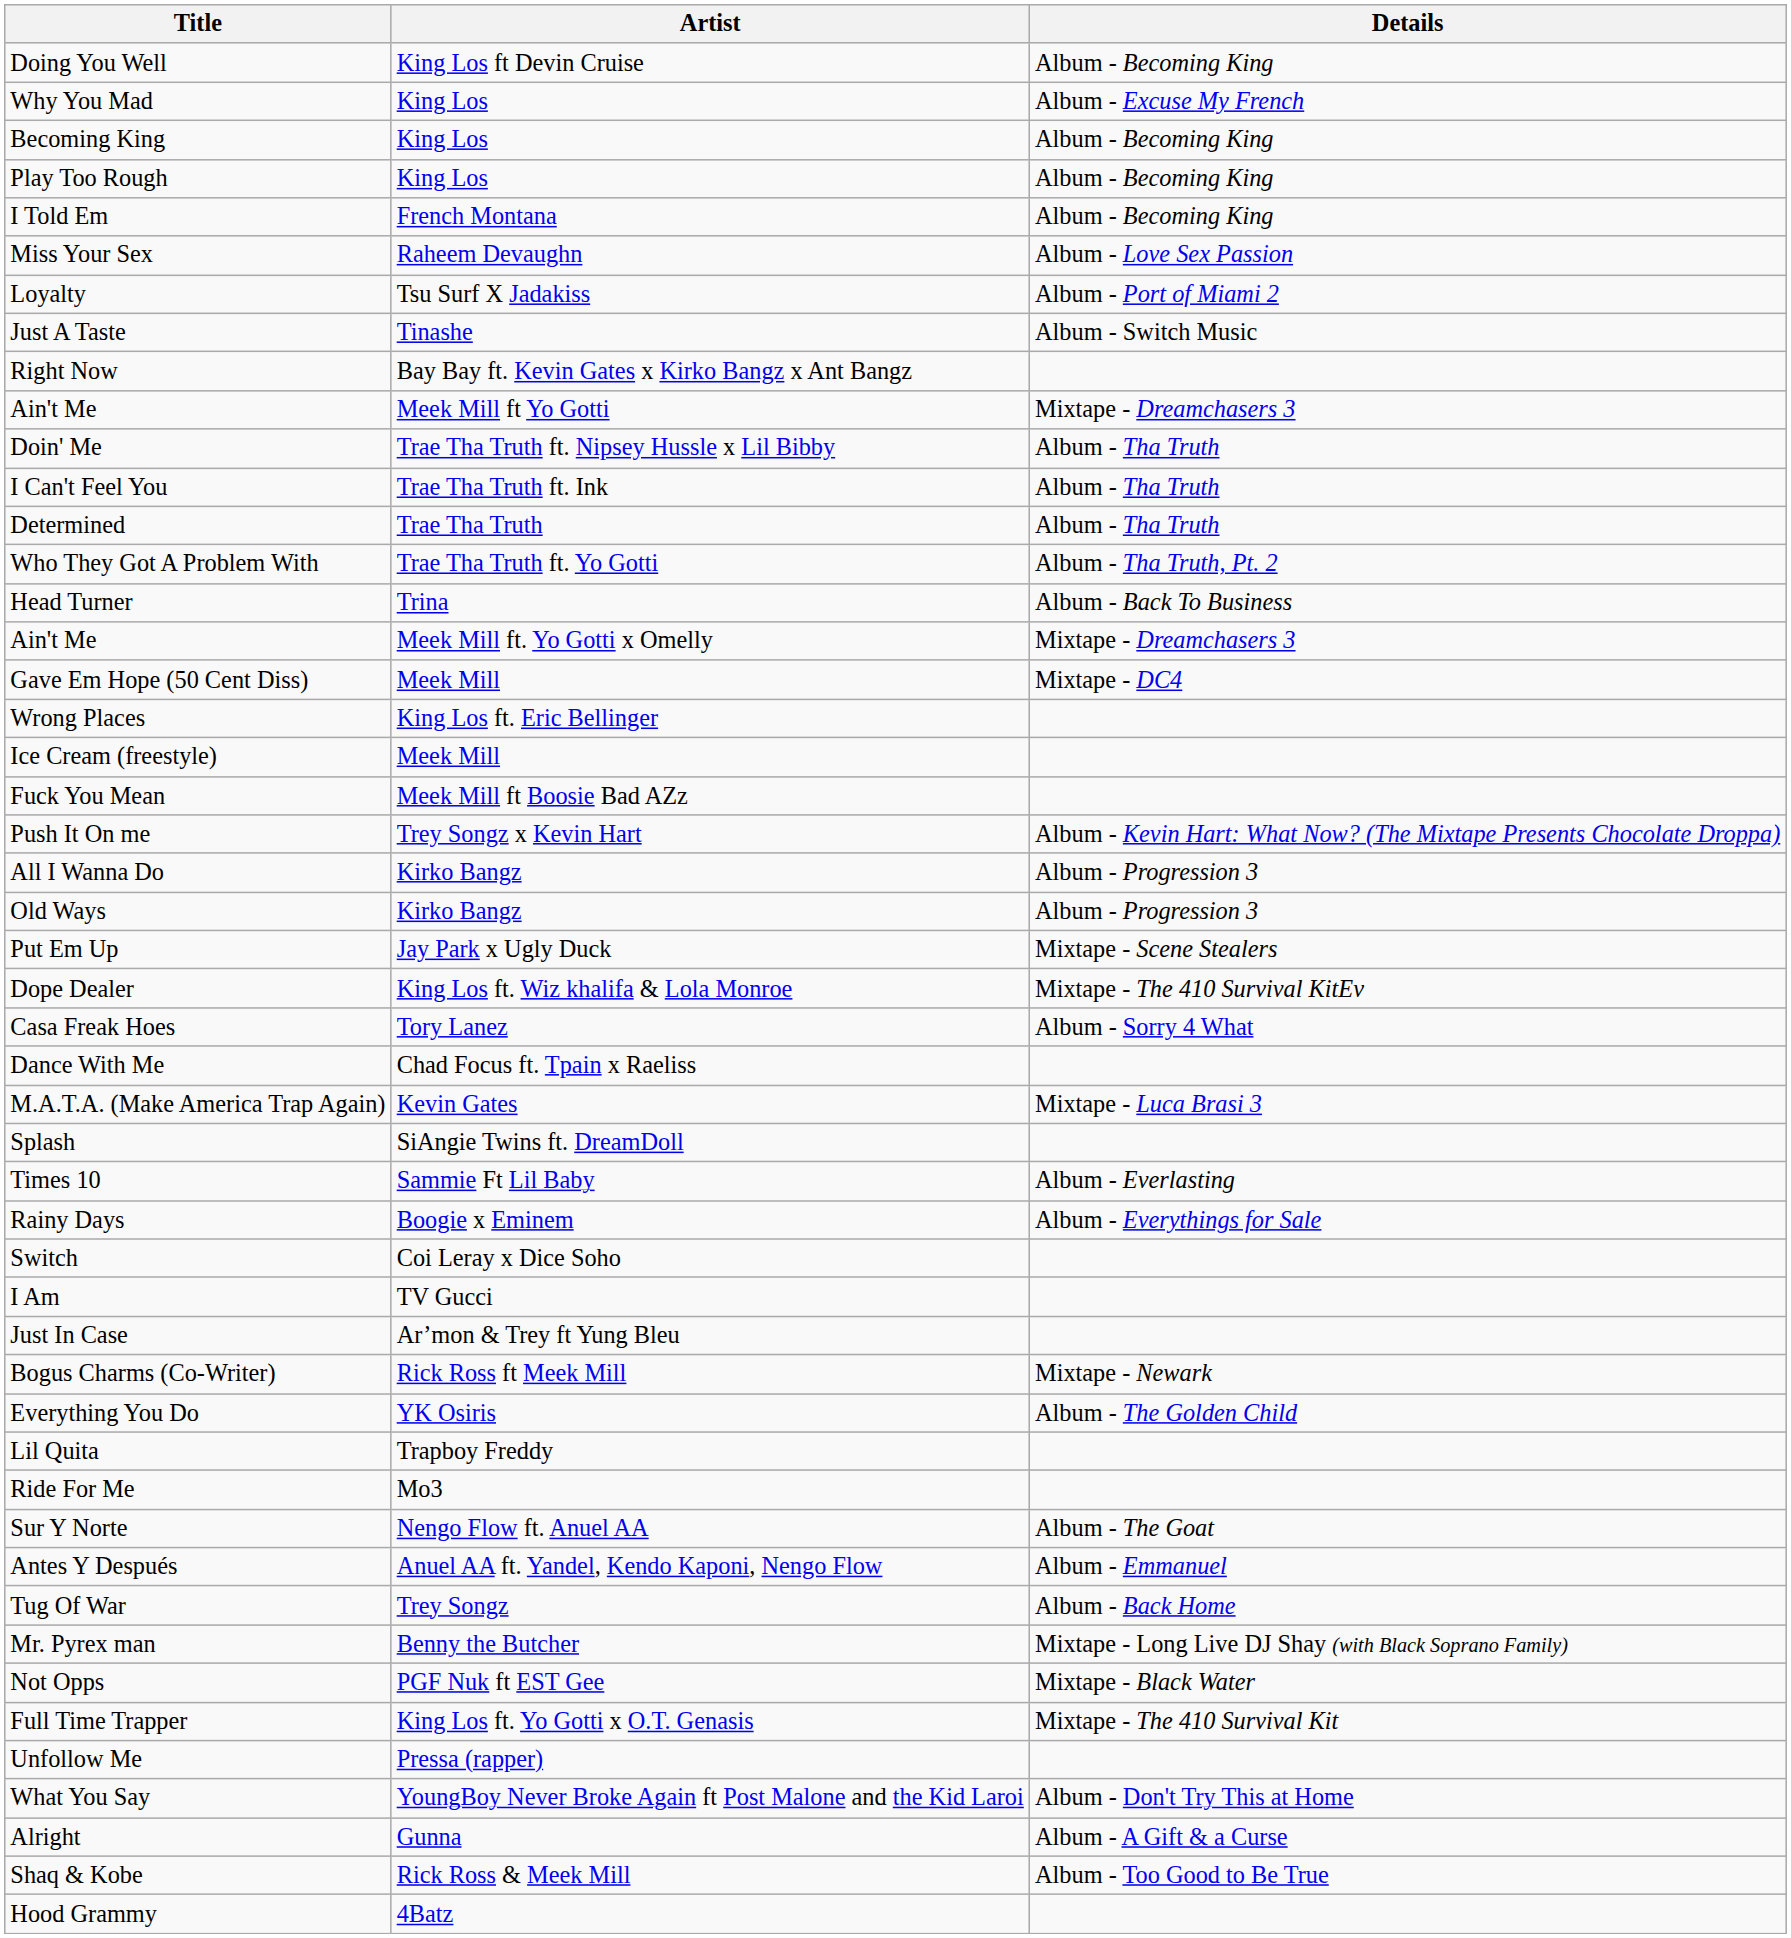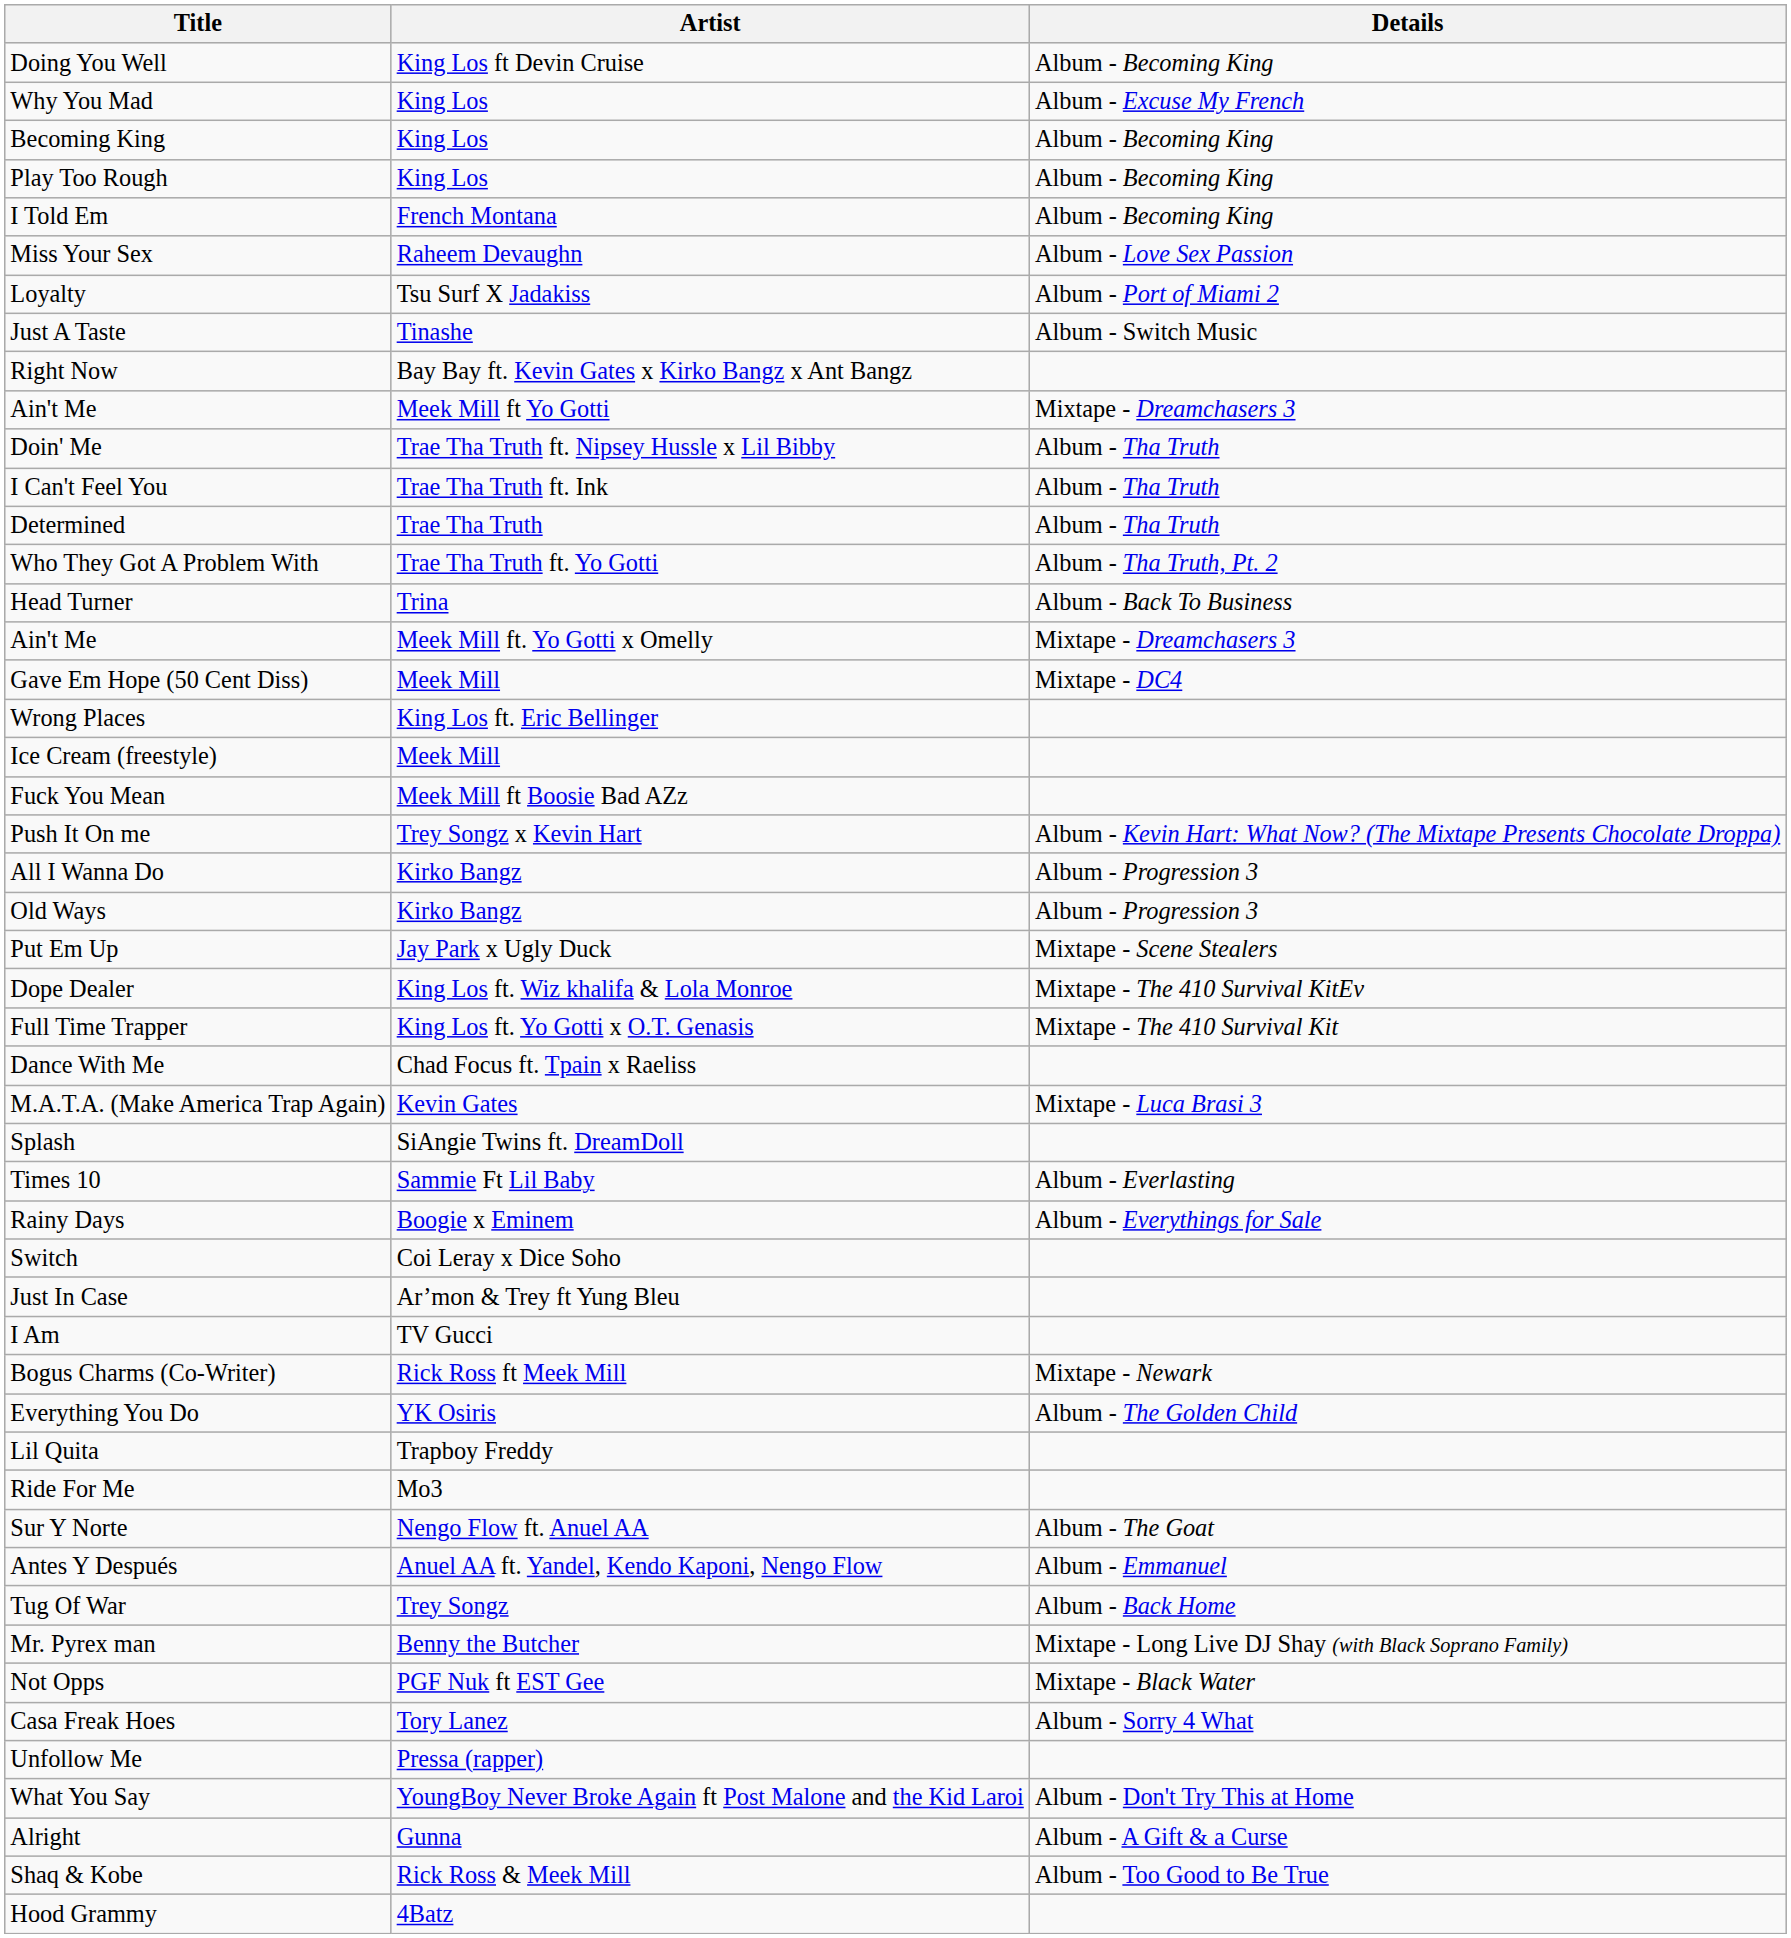rows swapped: (99, 1720) <-> (93, 1026)
rows swapped: (69, 1335) <-> (35, 1296)
